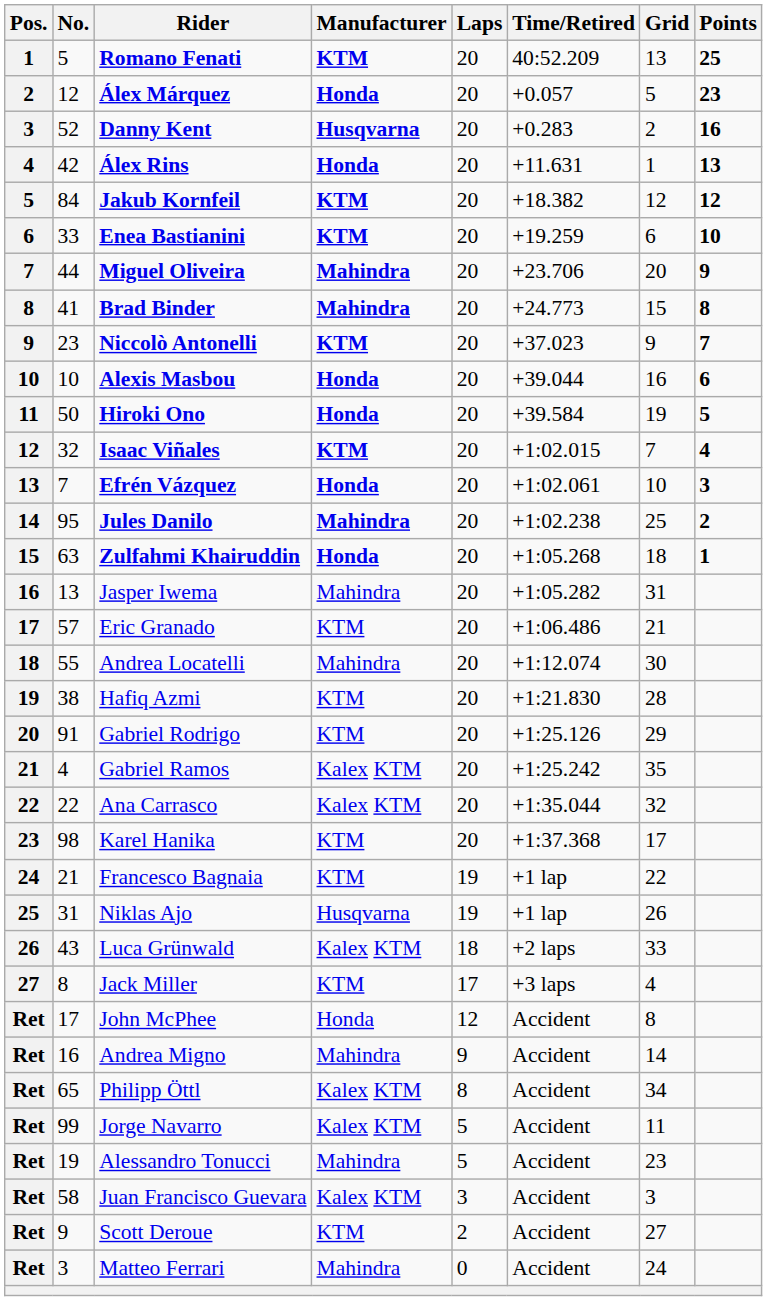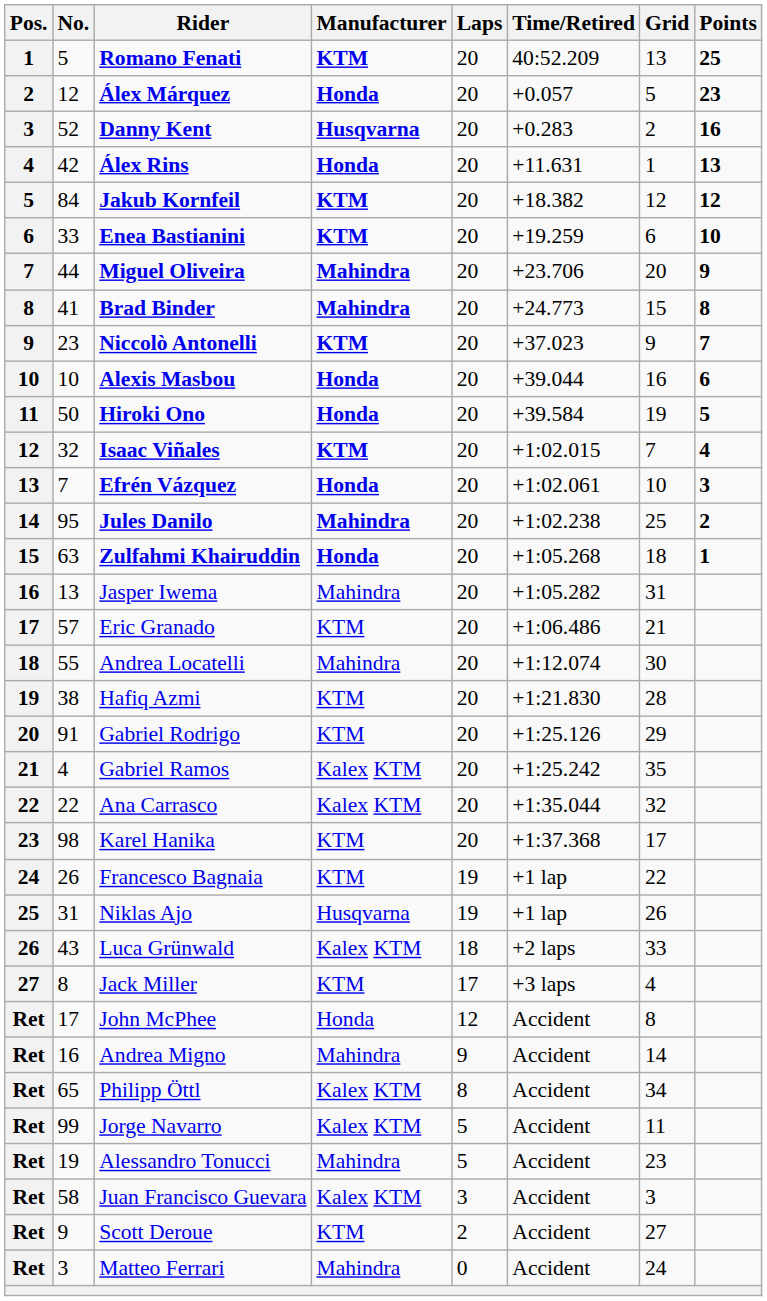(68, 876) 21 -> (68, 876) 26
